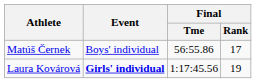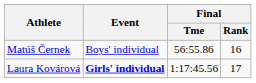(236, 50) 17 -> (236, 50) 16
(236, 68) 19 -> (236, 68) 17
